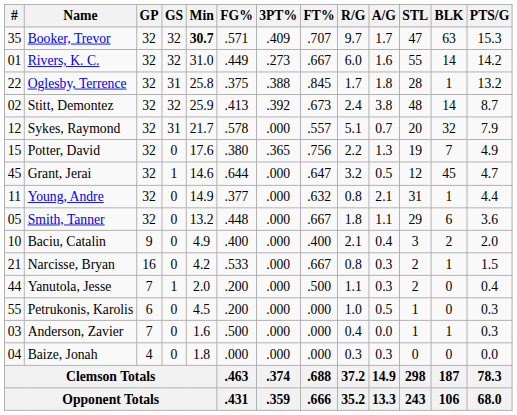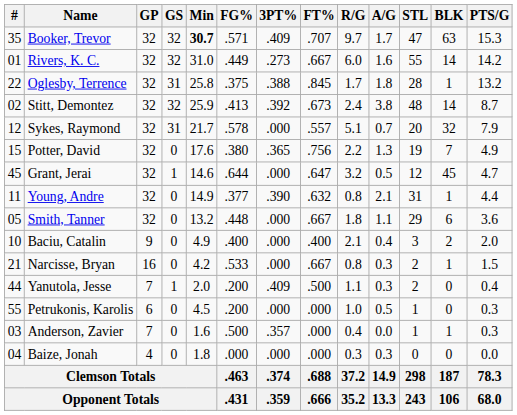(278, 196) .000 -> (278, 196) .390
(278, 286) .000 -> (278, 286) .409
(278, 331) .000 -> (278, 331) .357
